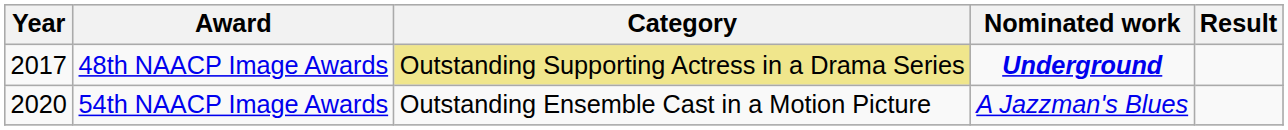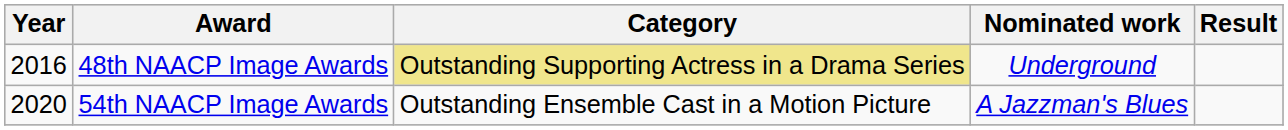(39, 64) 2017 -> (39, 64) 2016
(1082, 64) bold -> (1082, 64) normal
